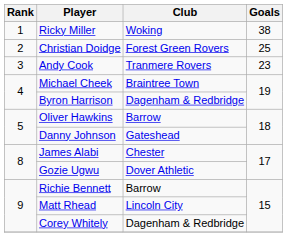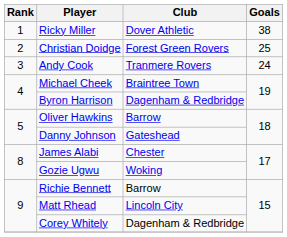(144, 30) Woking -> (160, 30) Dover Athletic
(265, 65) 23 -> (265, 65) 24
(160, 170) Dover Athletic -> (144, 170) Woking
